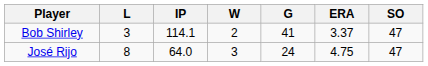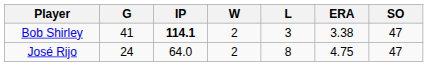columns swapped: (288, 14) <-> (127, 14)
(181, 33) normal -> (181, 33) bold
(342, 33) 3.37 -> (342, 33) 3.38
(234, 52) 3 -> (234, 52) 2
